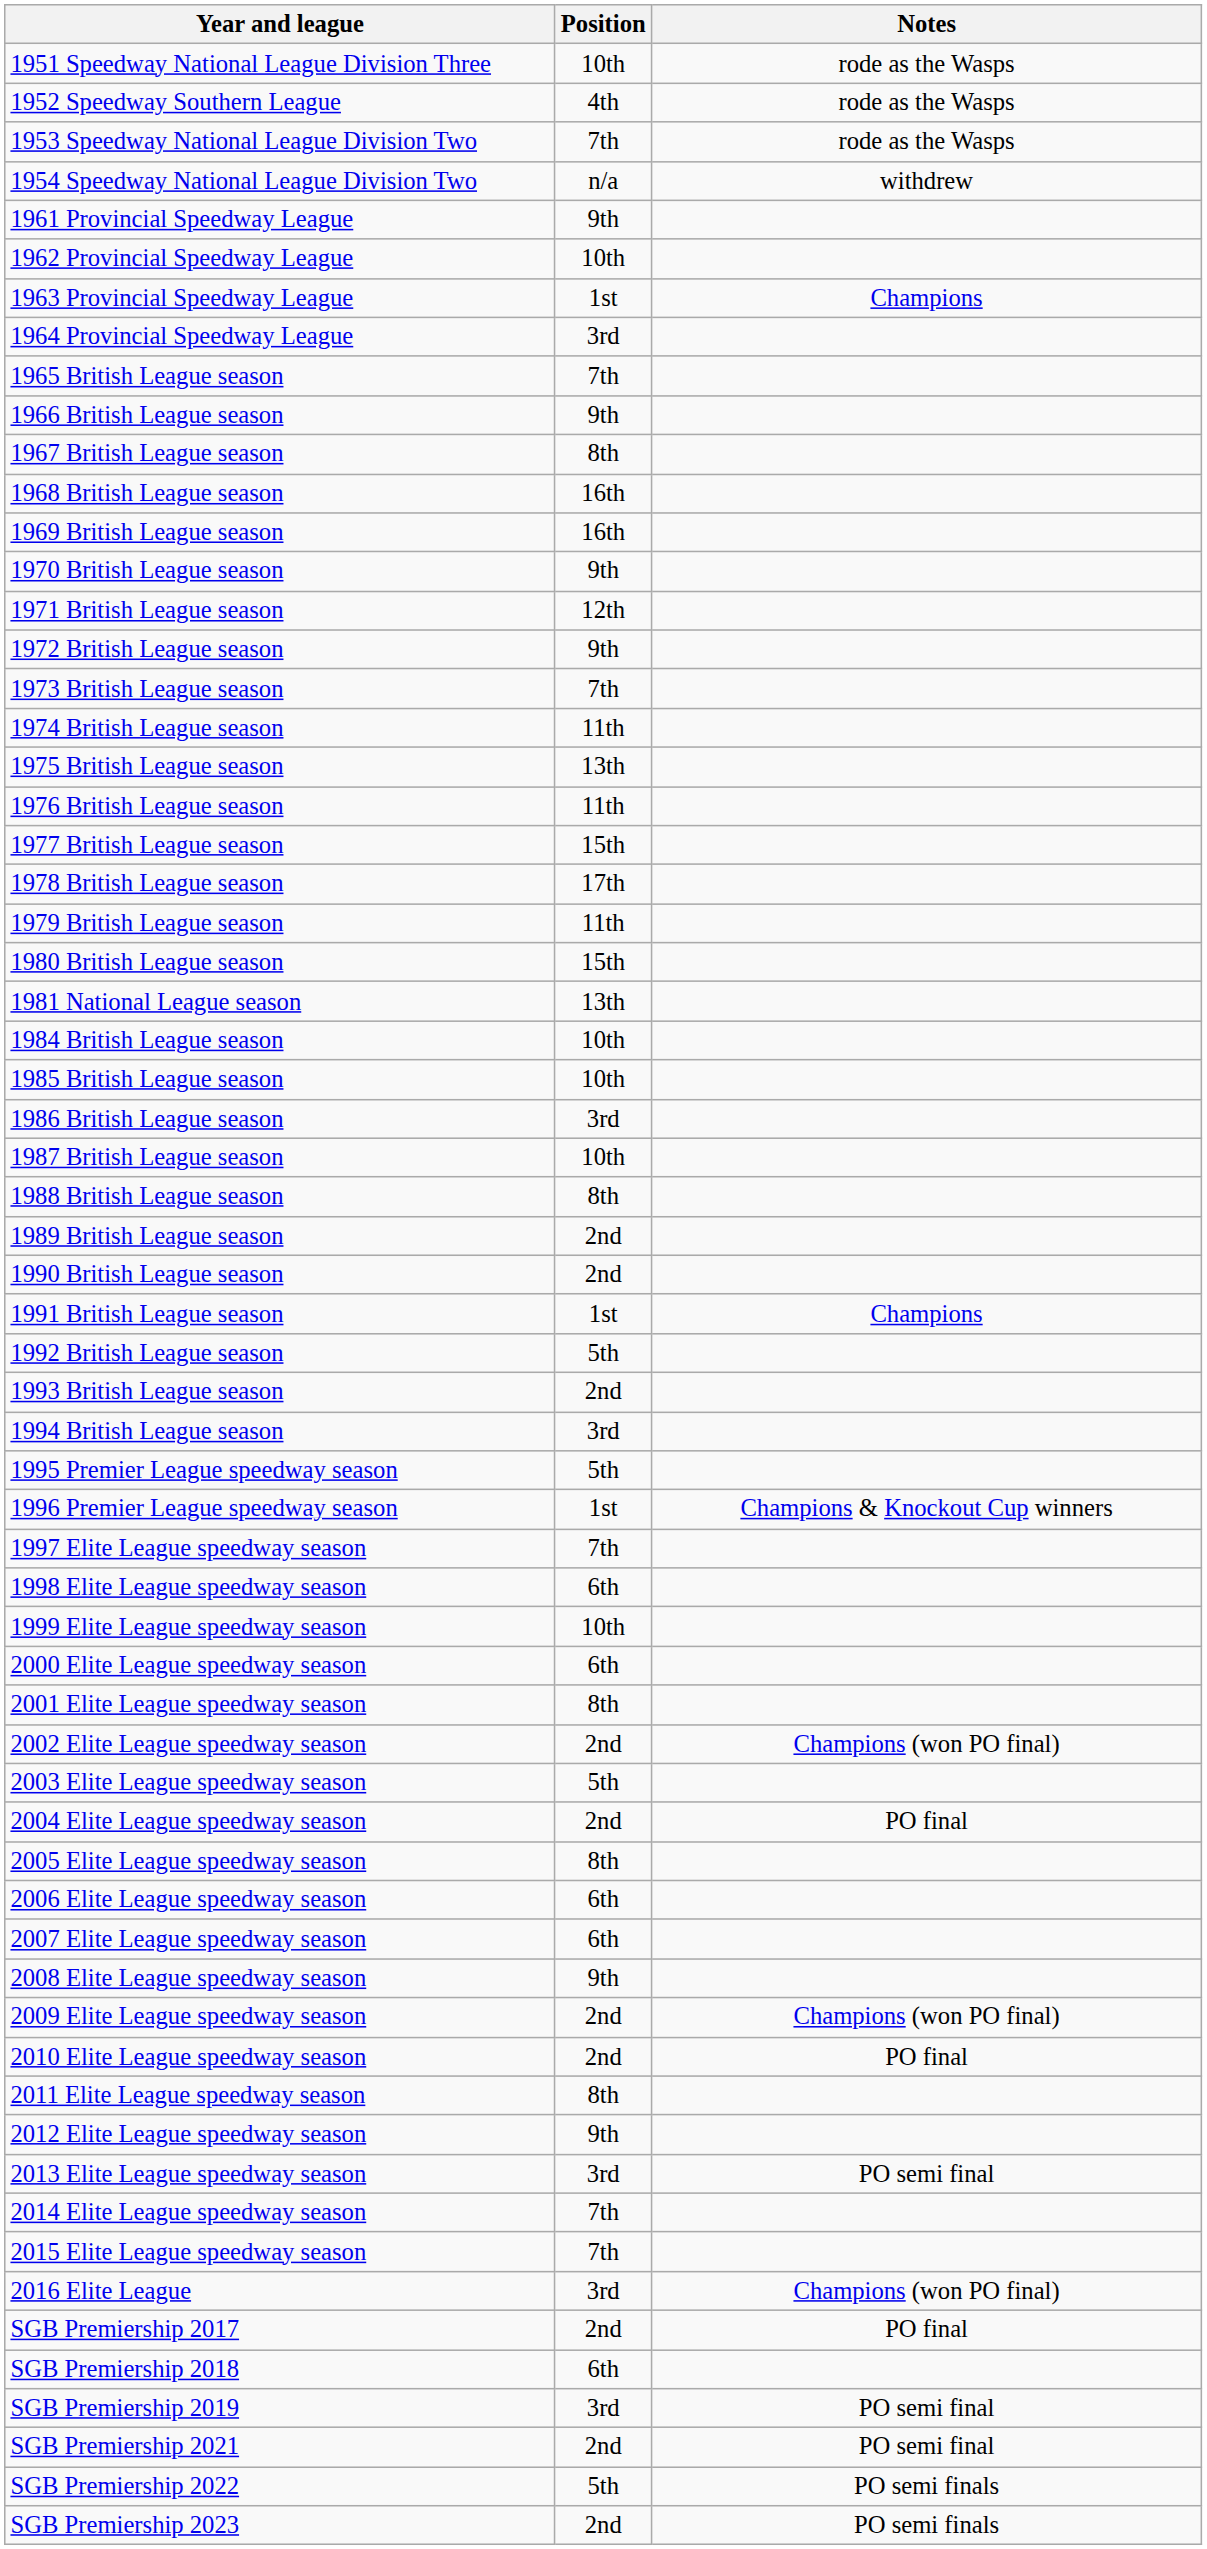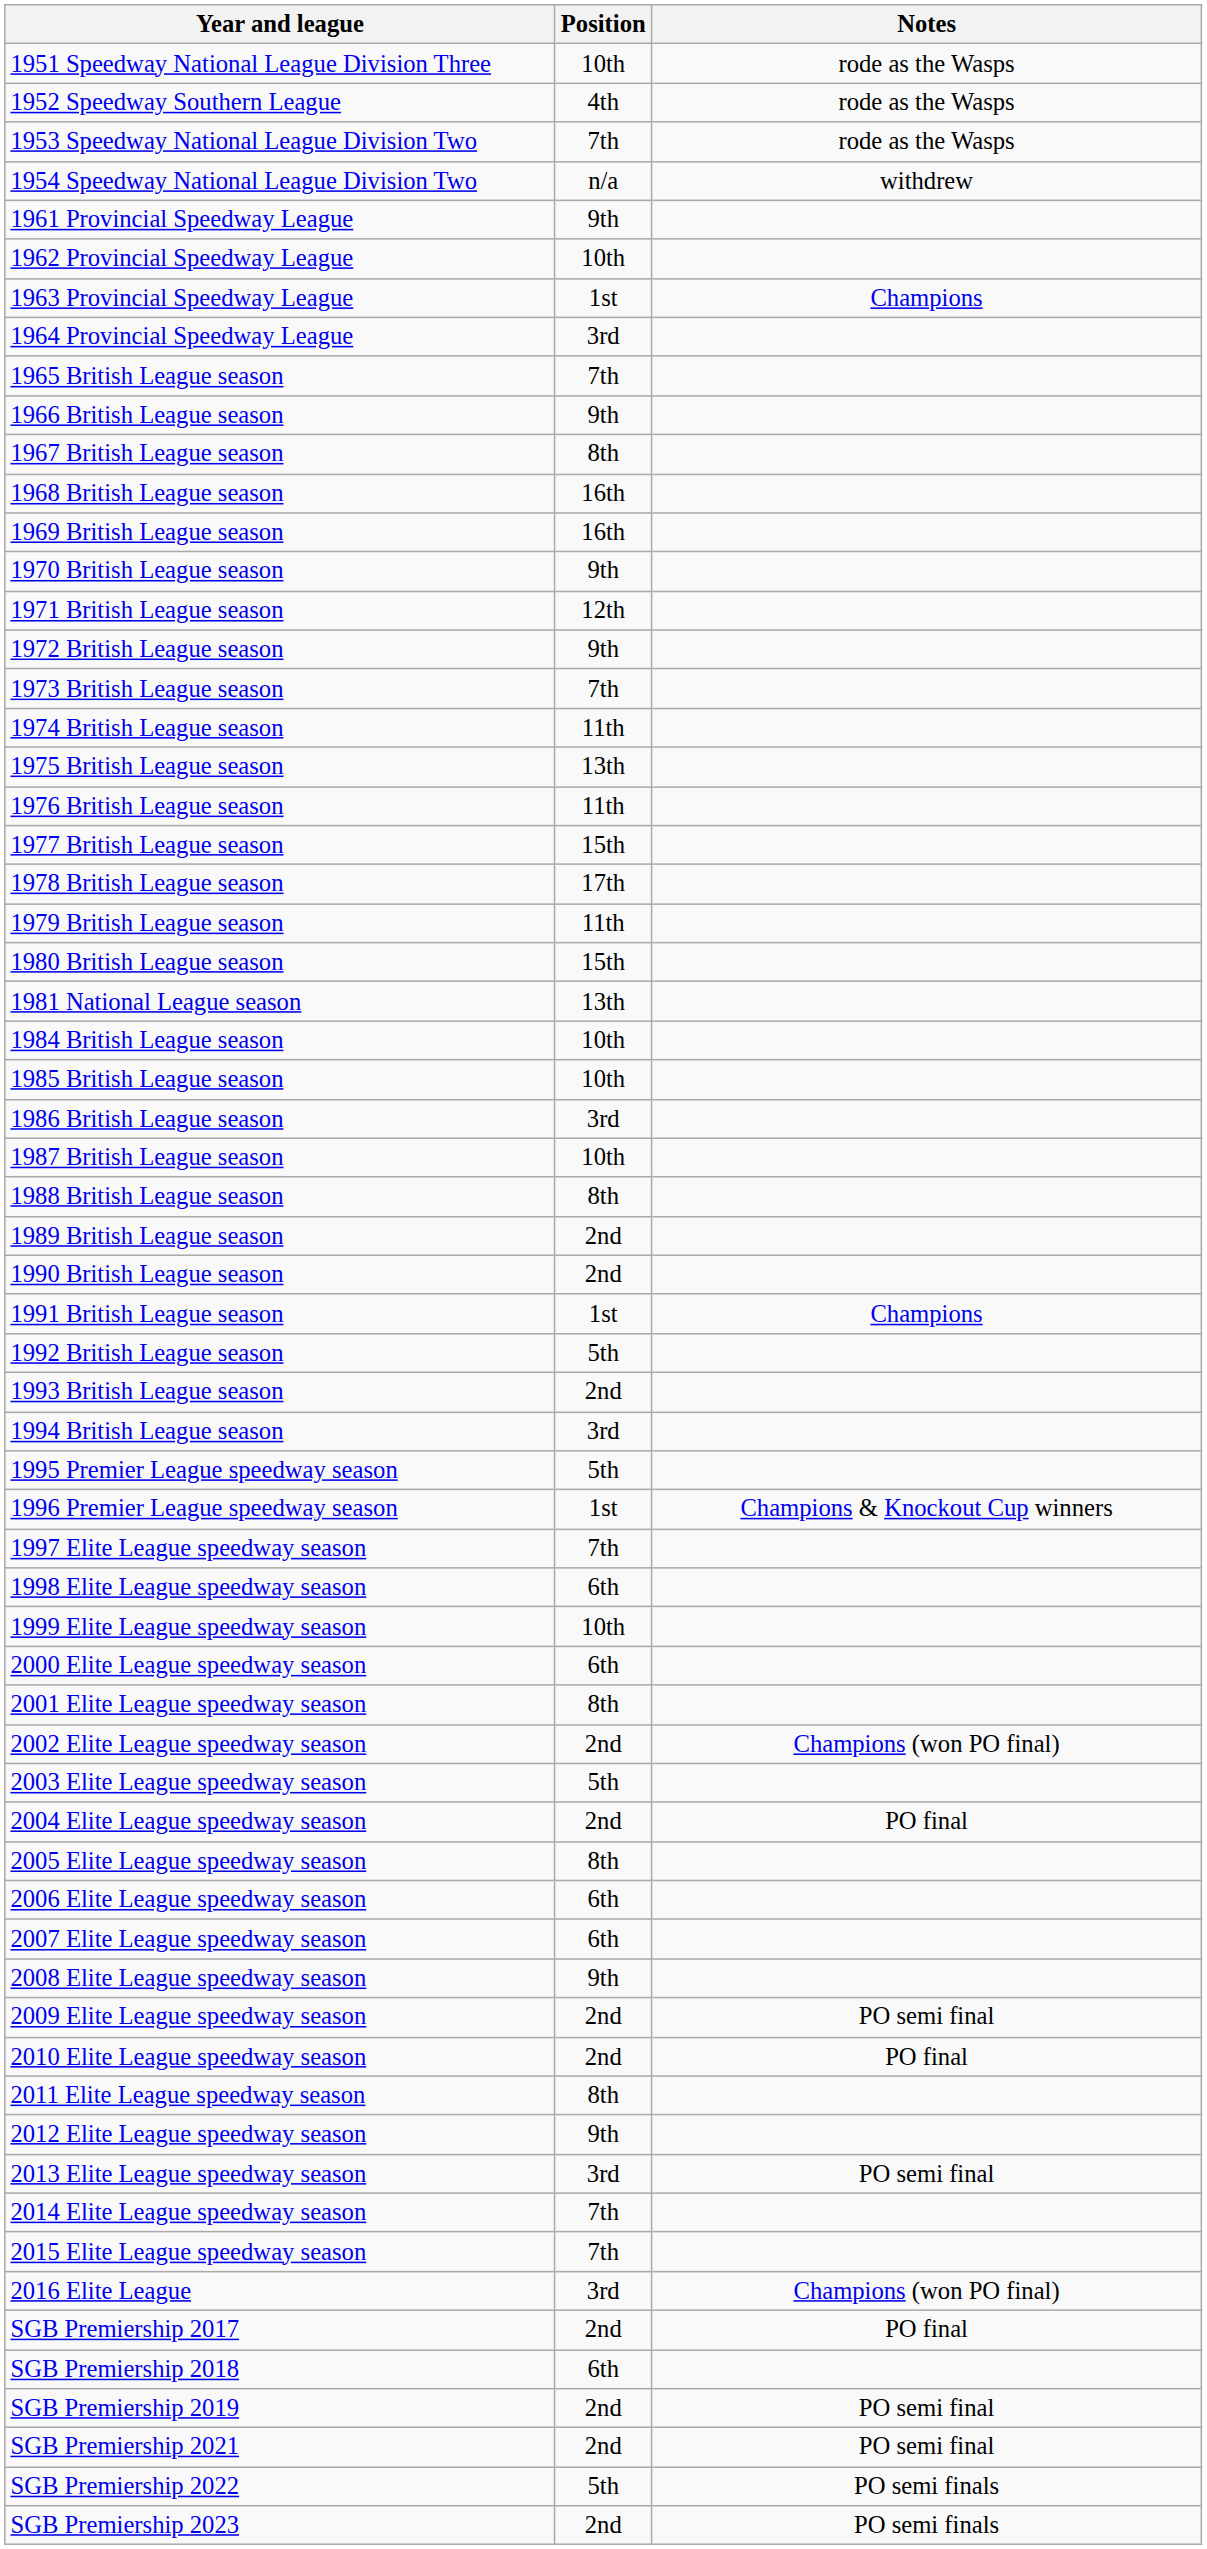(927, 2016) Champions (won PO final) -> (927, 2016) PO semi final
(603, 2407) 3rd -> (603, 2407) 2nd
